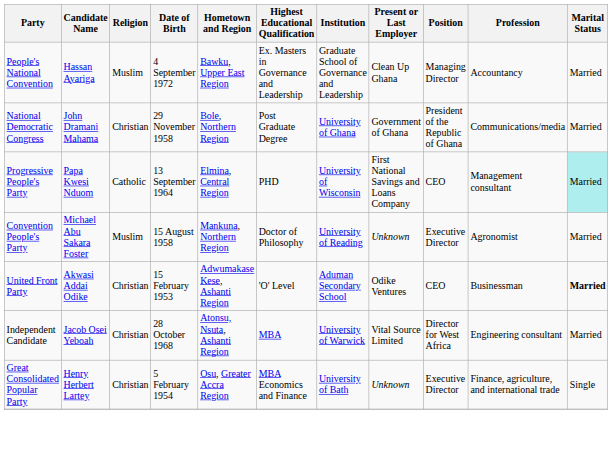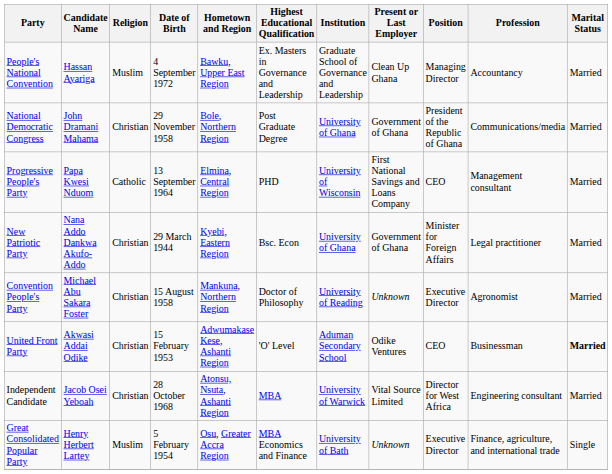(586, 182) paleturquoise background -> (586, 182) no background
+ row: (23, 242)
(128, 237) Muslim -> (130, 297) Christian
(130, 384) Christian -> (128, 445) Muslim
